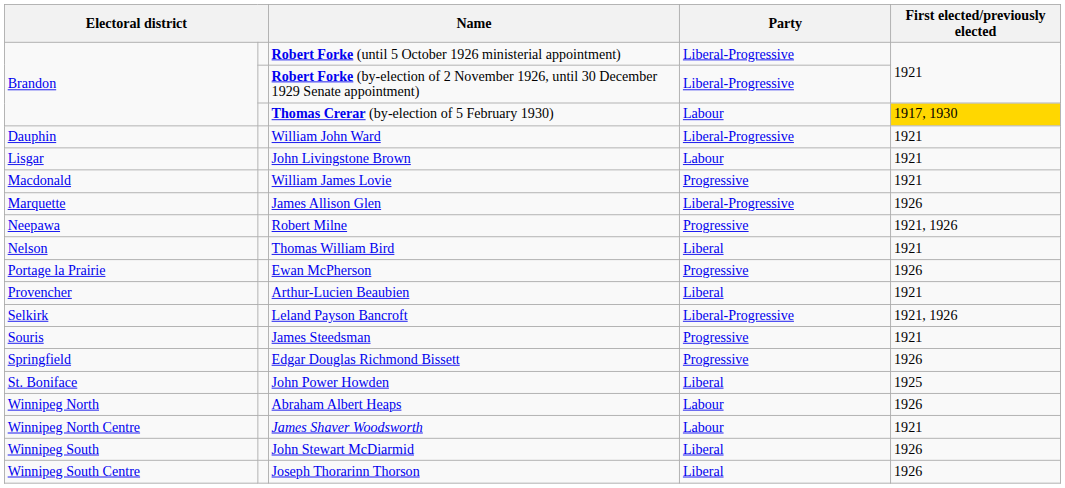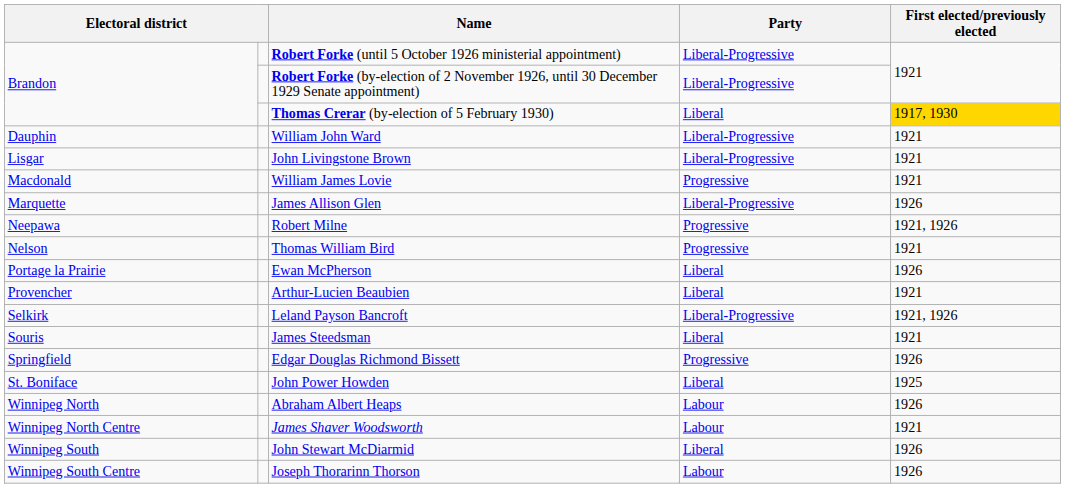(703, 114) Labour -> (703, 114) Liberal
(703, 158) Labour -> (738, 158) Liberal-Progressive
(703, 248) Liberal -> (716, 248) Progressive
(716, 270) Progressive -> (703, 270) Liberal
(716, 337) Progressive -> (703, 337) Liberal
(703, 471) Liberal -> (703, 471) Labour
